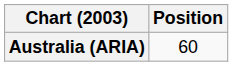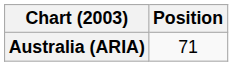(188, 46) 60 -> (188, 46) 71
